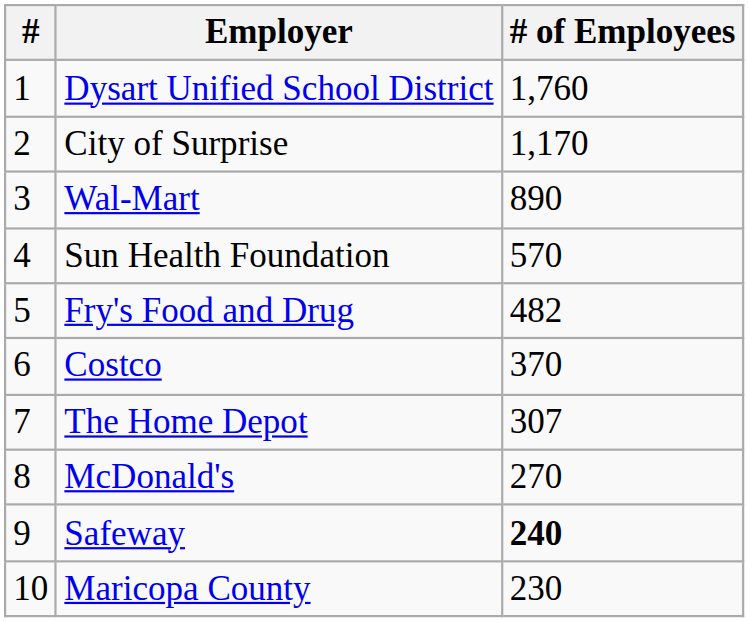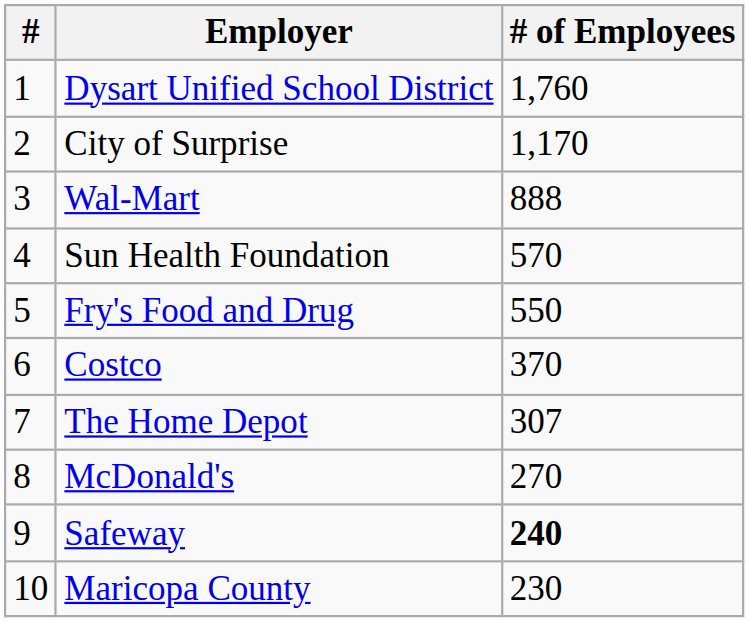(536, 198) 890 -> (536, 198) 888
(536, 310) 482 -> (536, 310) 550
